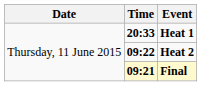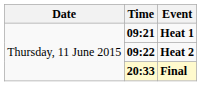(141, 33) 20:33 -> (141, 33) 09:21
(141, 71) 09:21 -> (141, 71) 20:33
